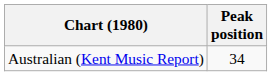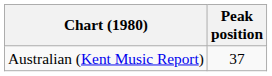(237, 58) 34 -> (237, 58) 37
